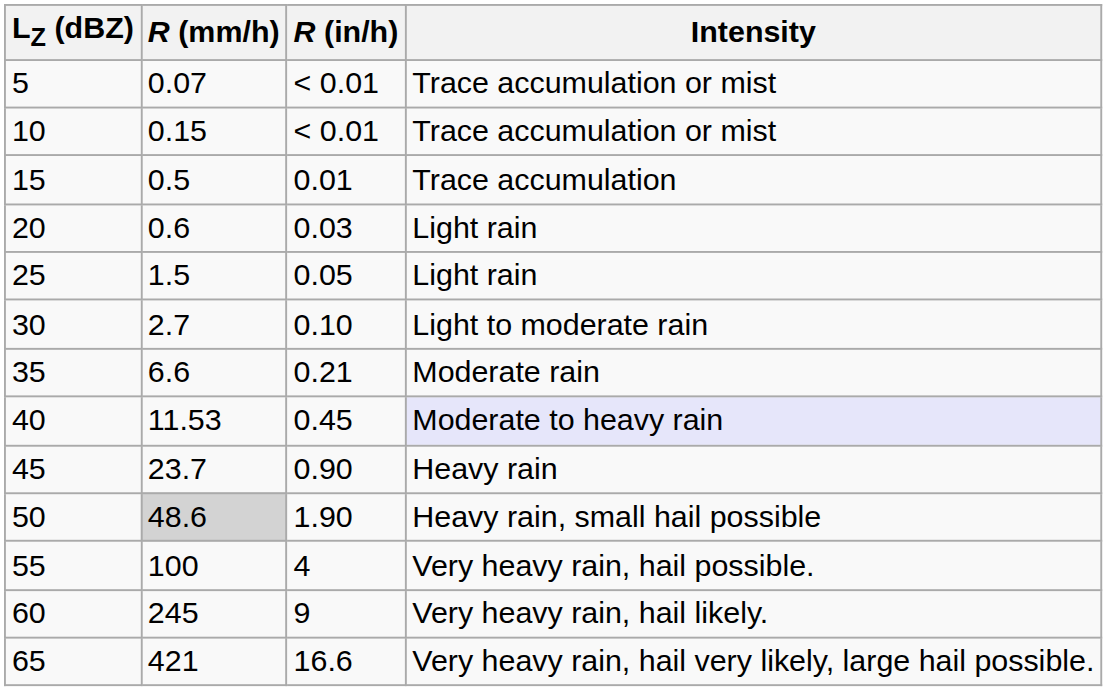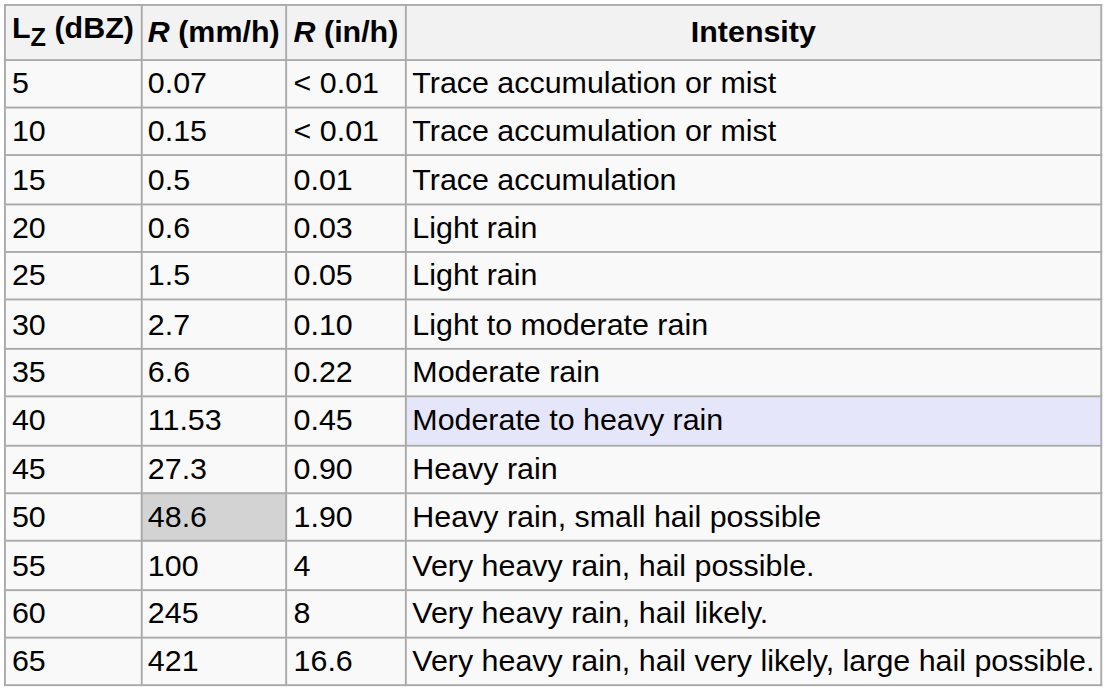(323, 372) 0.21 -> (323, 372) 0.22
(177, 468) 23.7 -> (177, 468) 27.3
(302, 613) 9 -> (302, 613) 8
